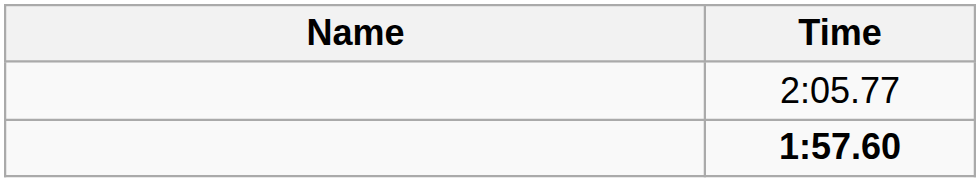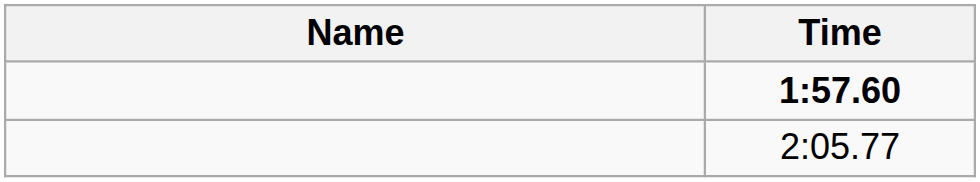rows swapped: (840, 147) <-> (840, 90)
